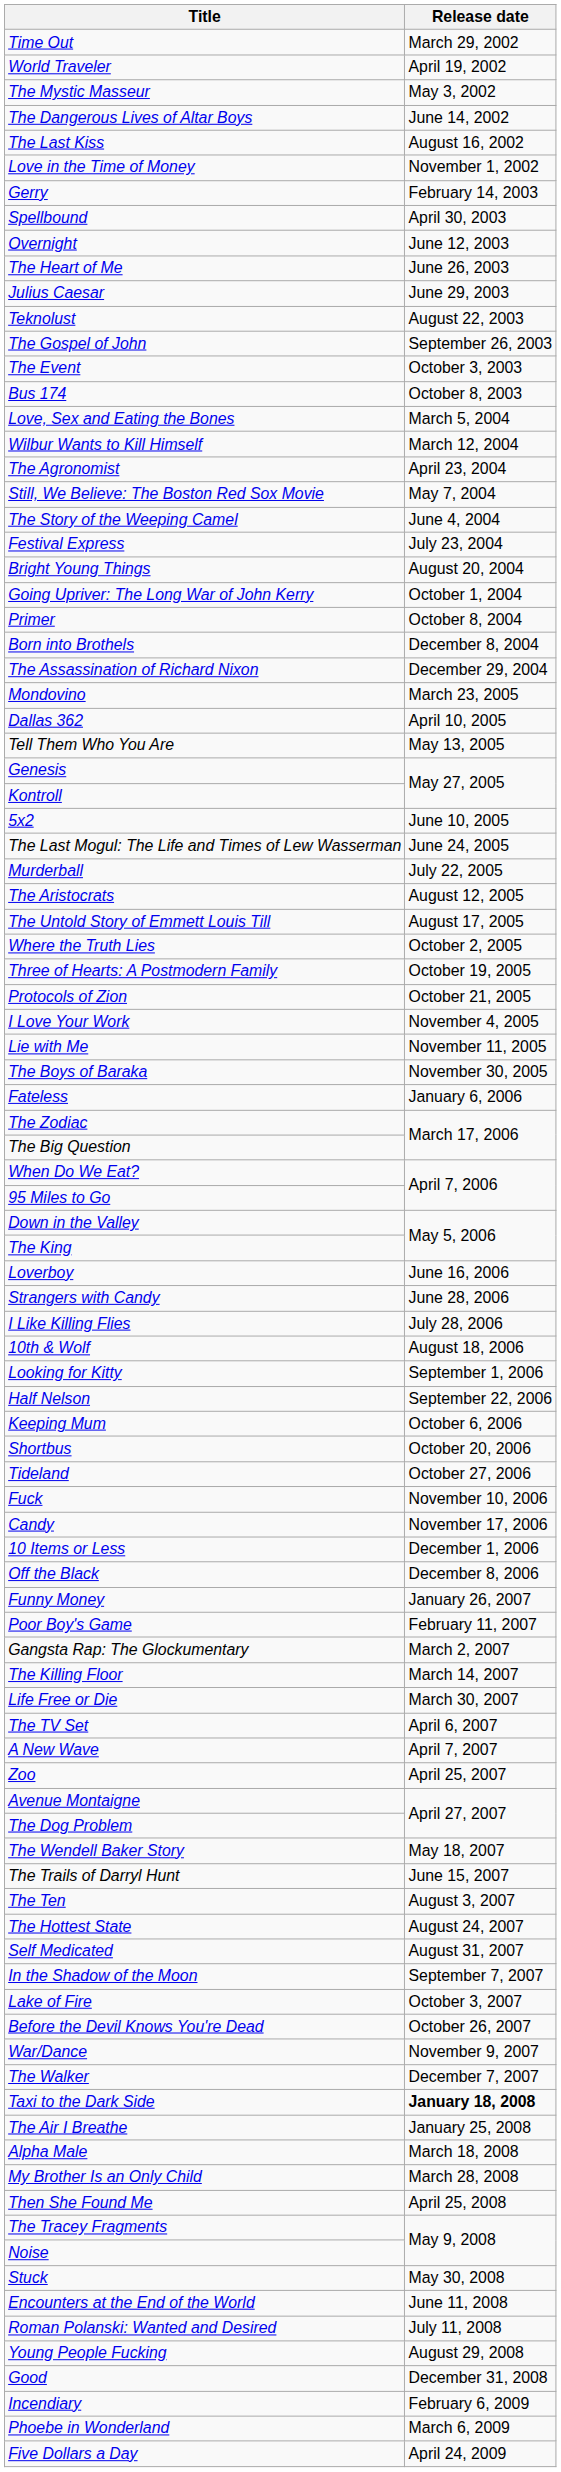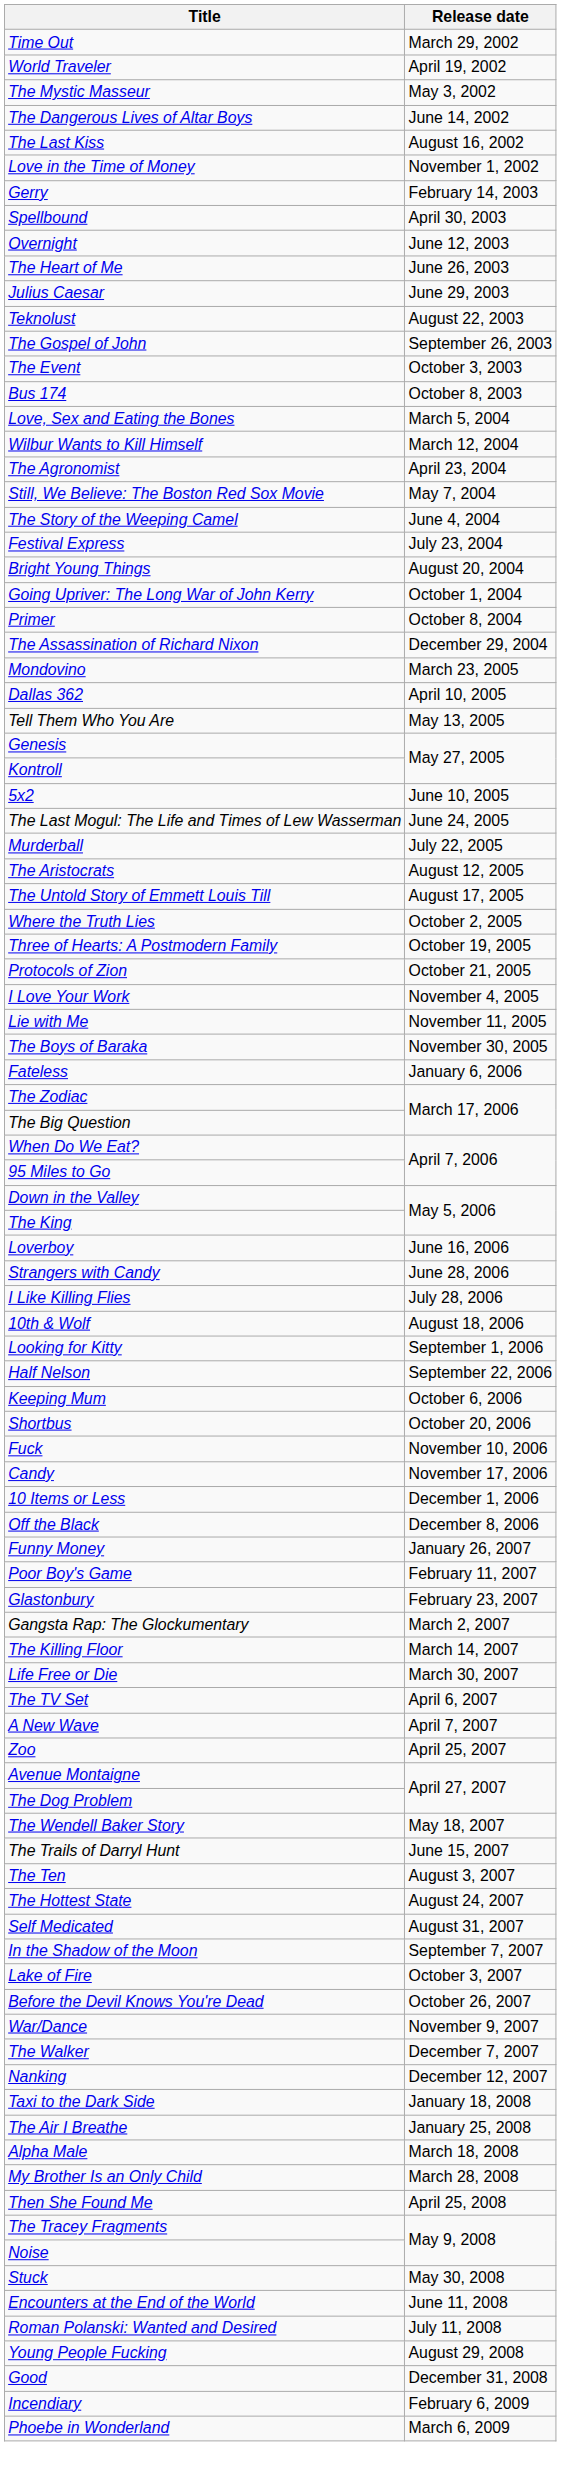- row: (71, 645)
- row: (38, 1474)
+ row: (51, 1599)
+ row: (37, 2077)
(472, 2102) bold -> (470, 2102) normal
- row: (73, 2453)
